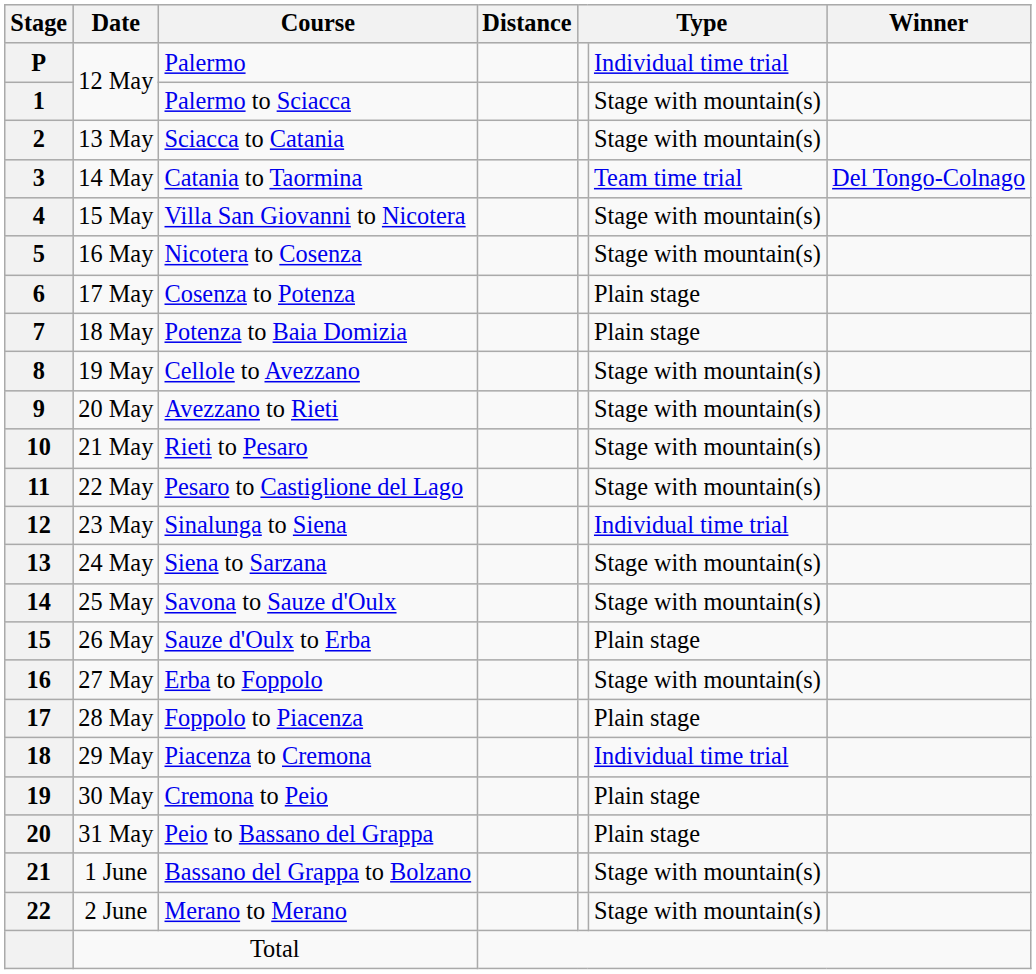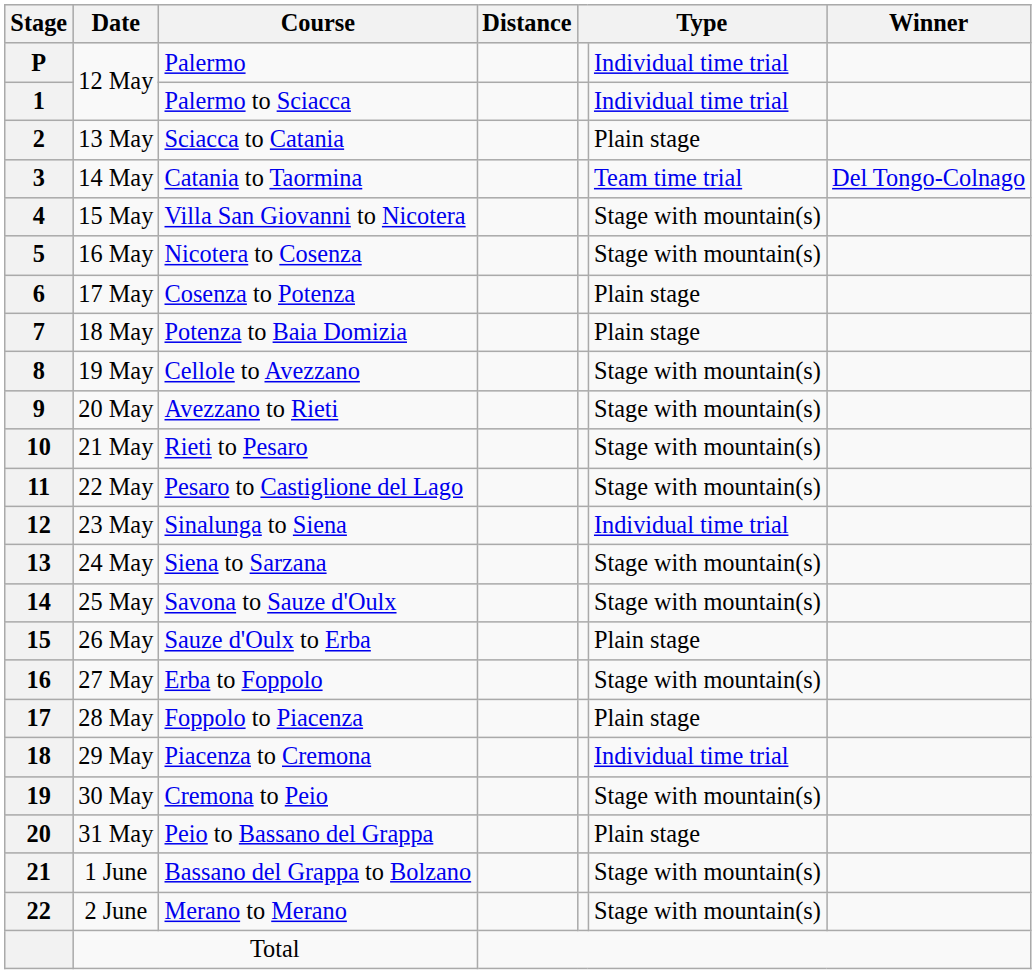(707, 100) Stage with mountain(s) -> (691, 100) Individual time trial
(707, 139) Stage with mountain(s) -> (647, 139) Plain stage
(647, 795) Plain stage -> (707, 795) Stage with mountain(s)
